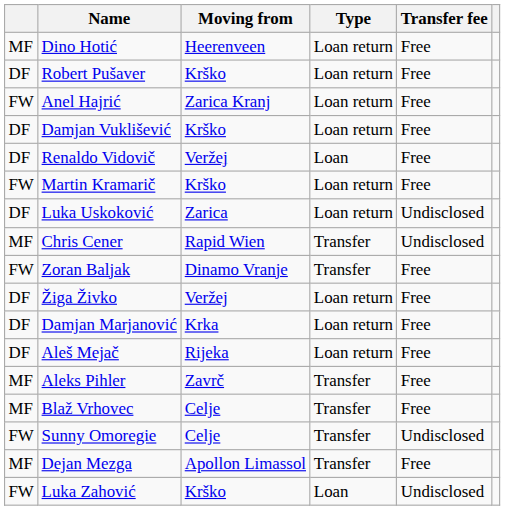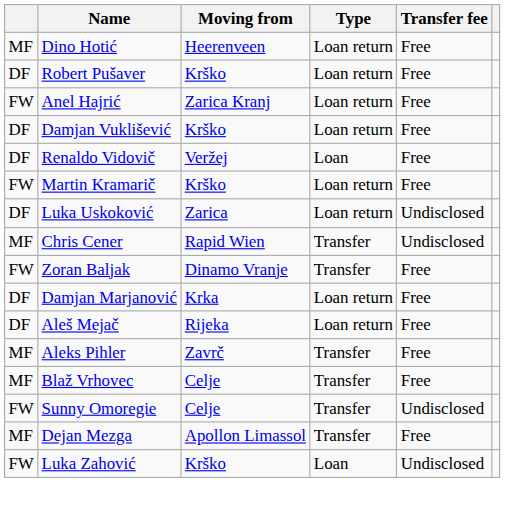- row: (79, 296)
